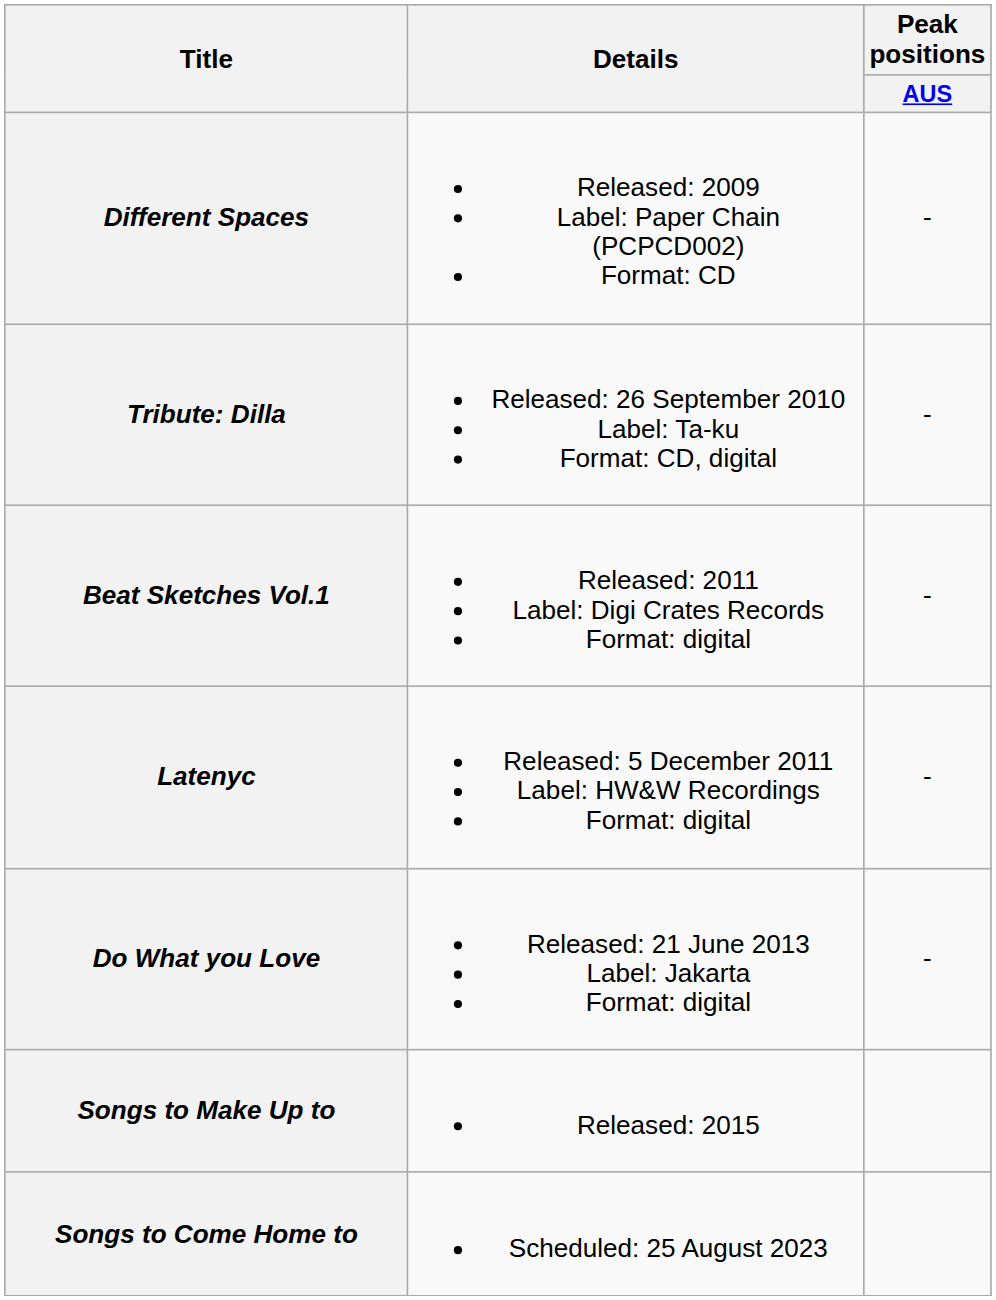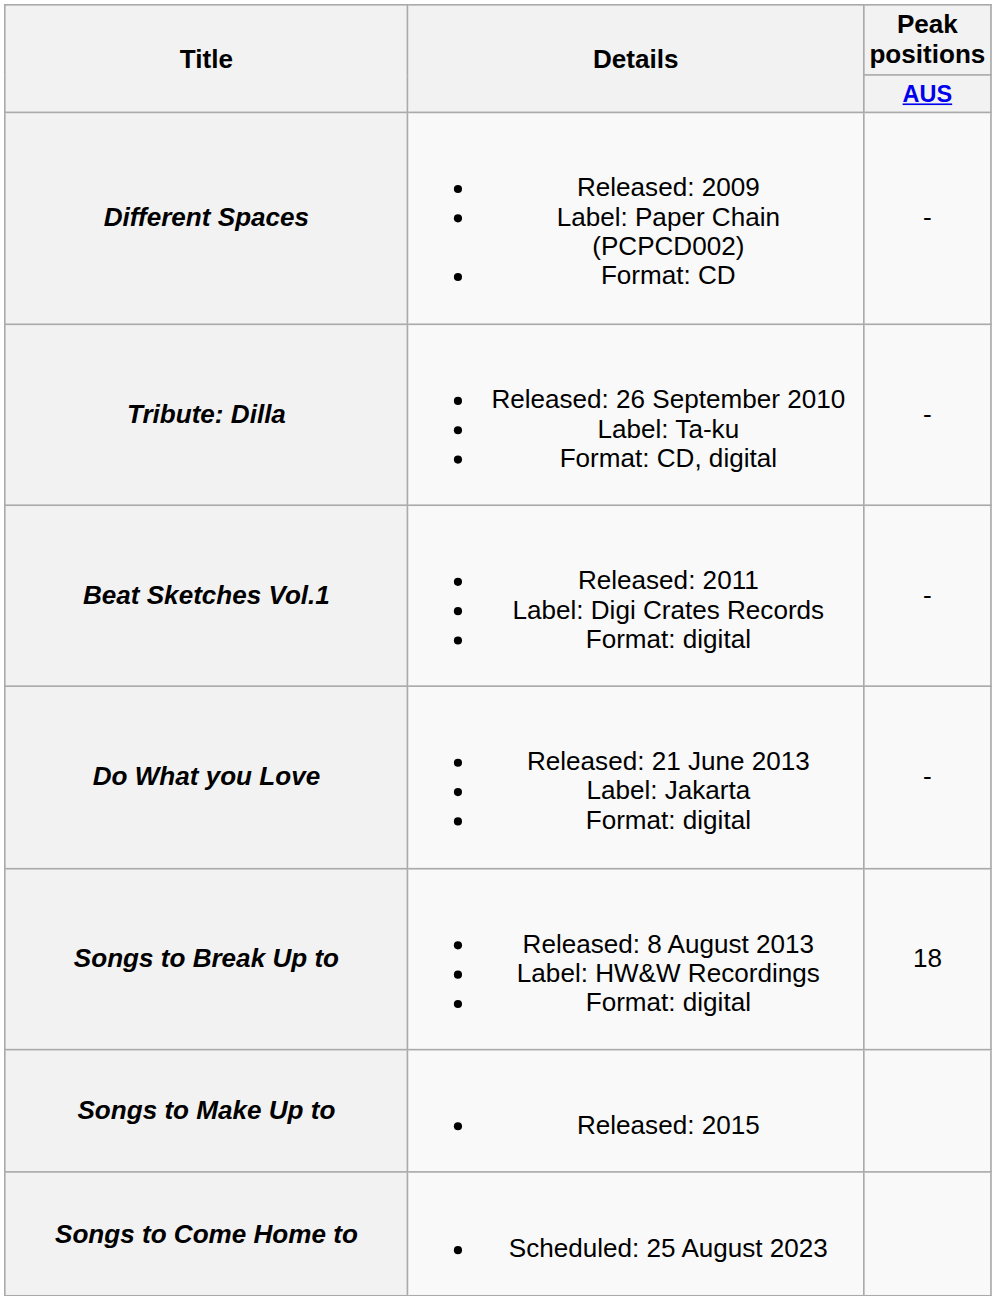- row: (206, 777)
+ row: (206, 958)
